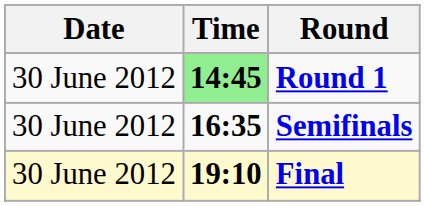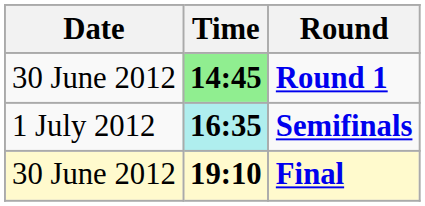(94, 126) 30 June 2012 -> (84, 126) 1 July 2012
(226, 126) no background -> (226, 126) paleturquoise background
